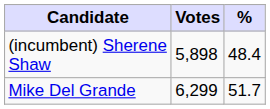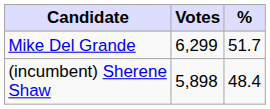rows swapped: (72, 90) <-> (88, 54)
